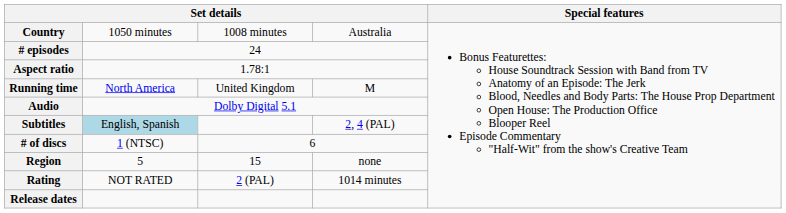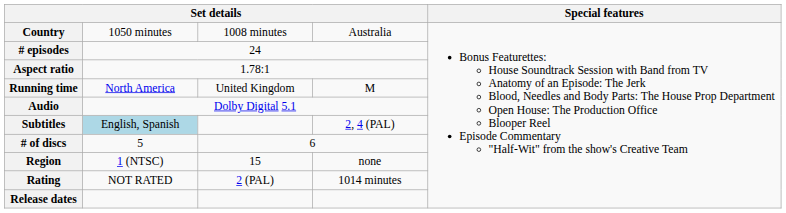(140, 143) 1 (NTSC) -> (140, 143) 5
(140, 161) 5 -> (140, 161) 1 (NTSC)
